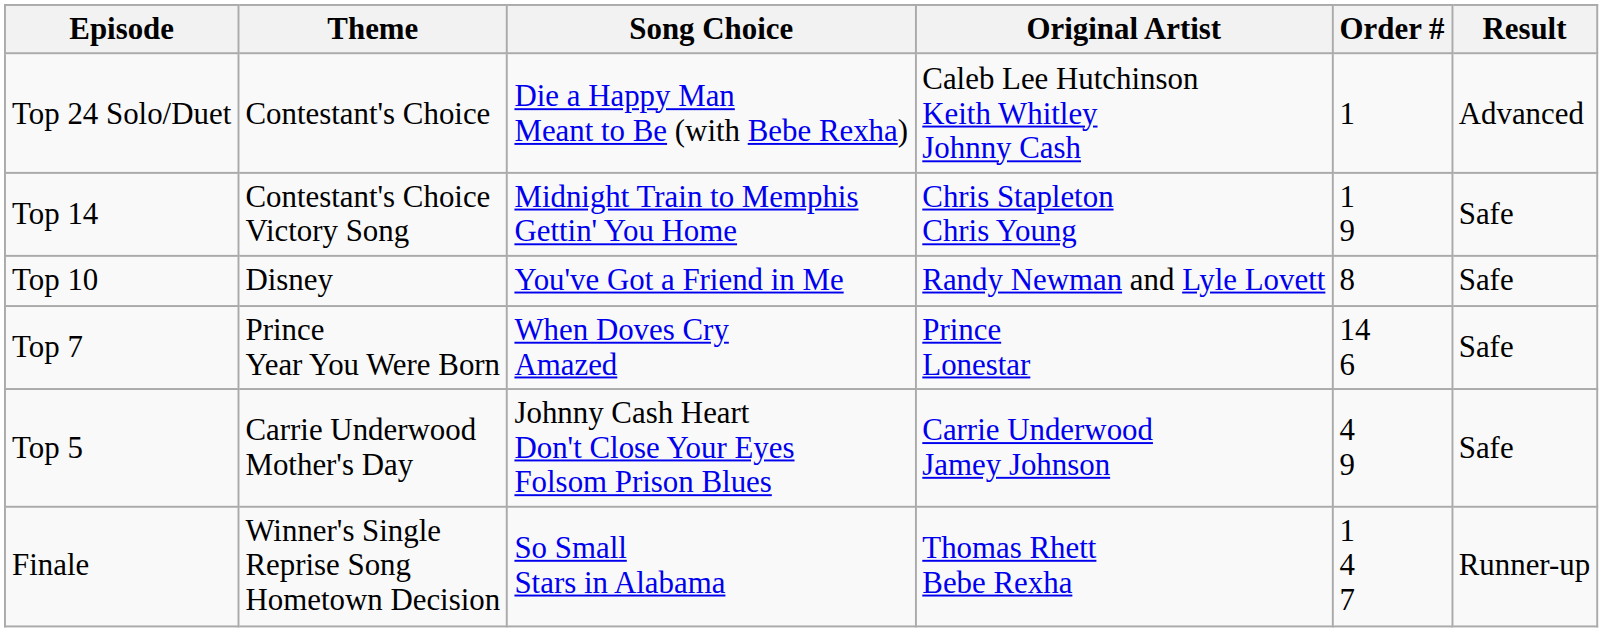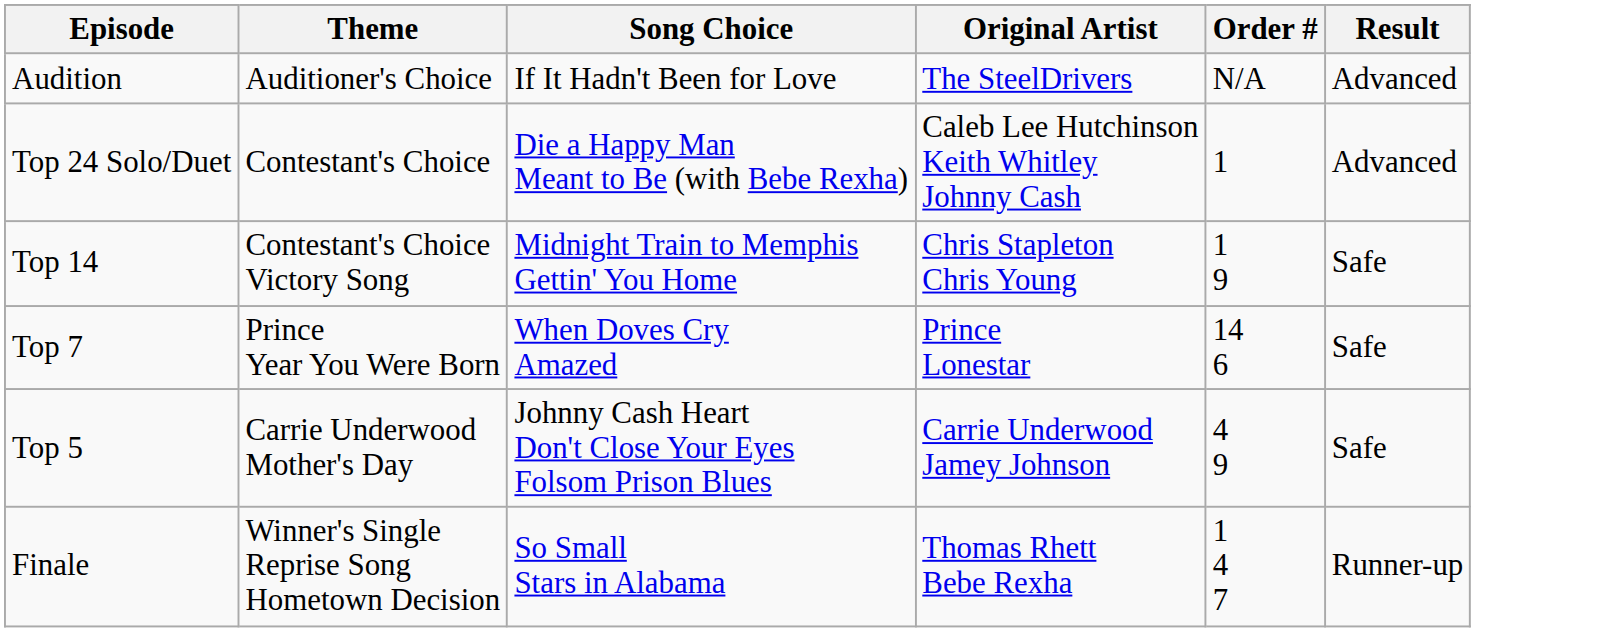+ row: (67, 77)
- row: (55, 280)
